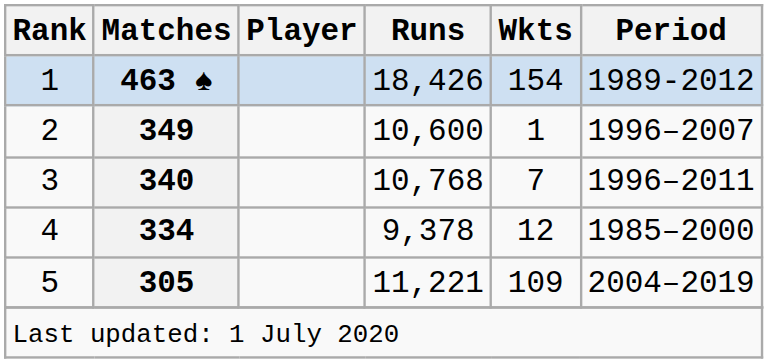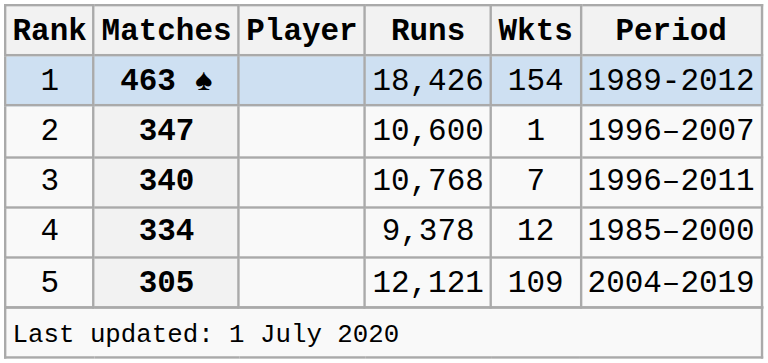(167, 131) 349 -> (167, 131) 347
(428, 283) 11,221 -> (428, 283) 12,121
